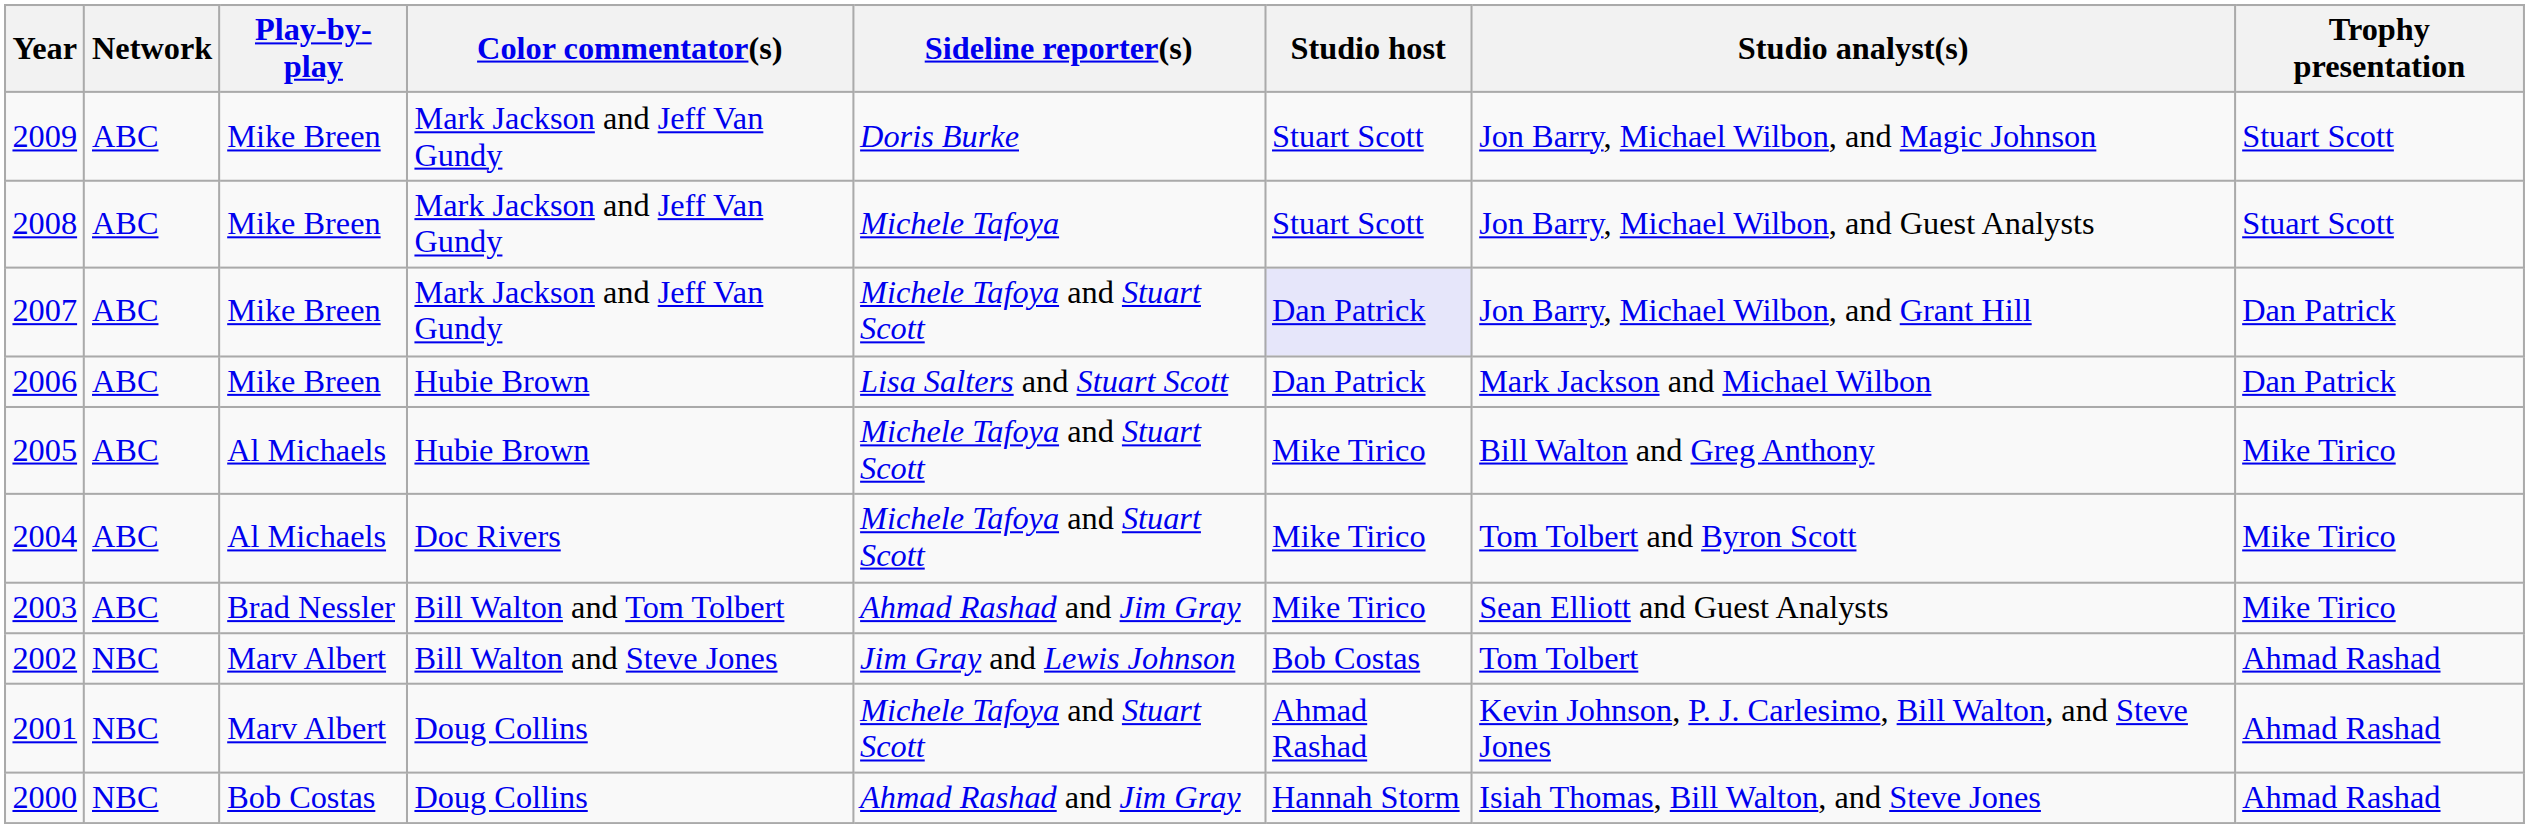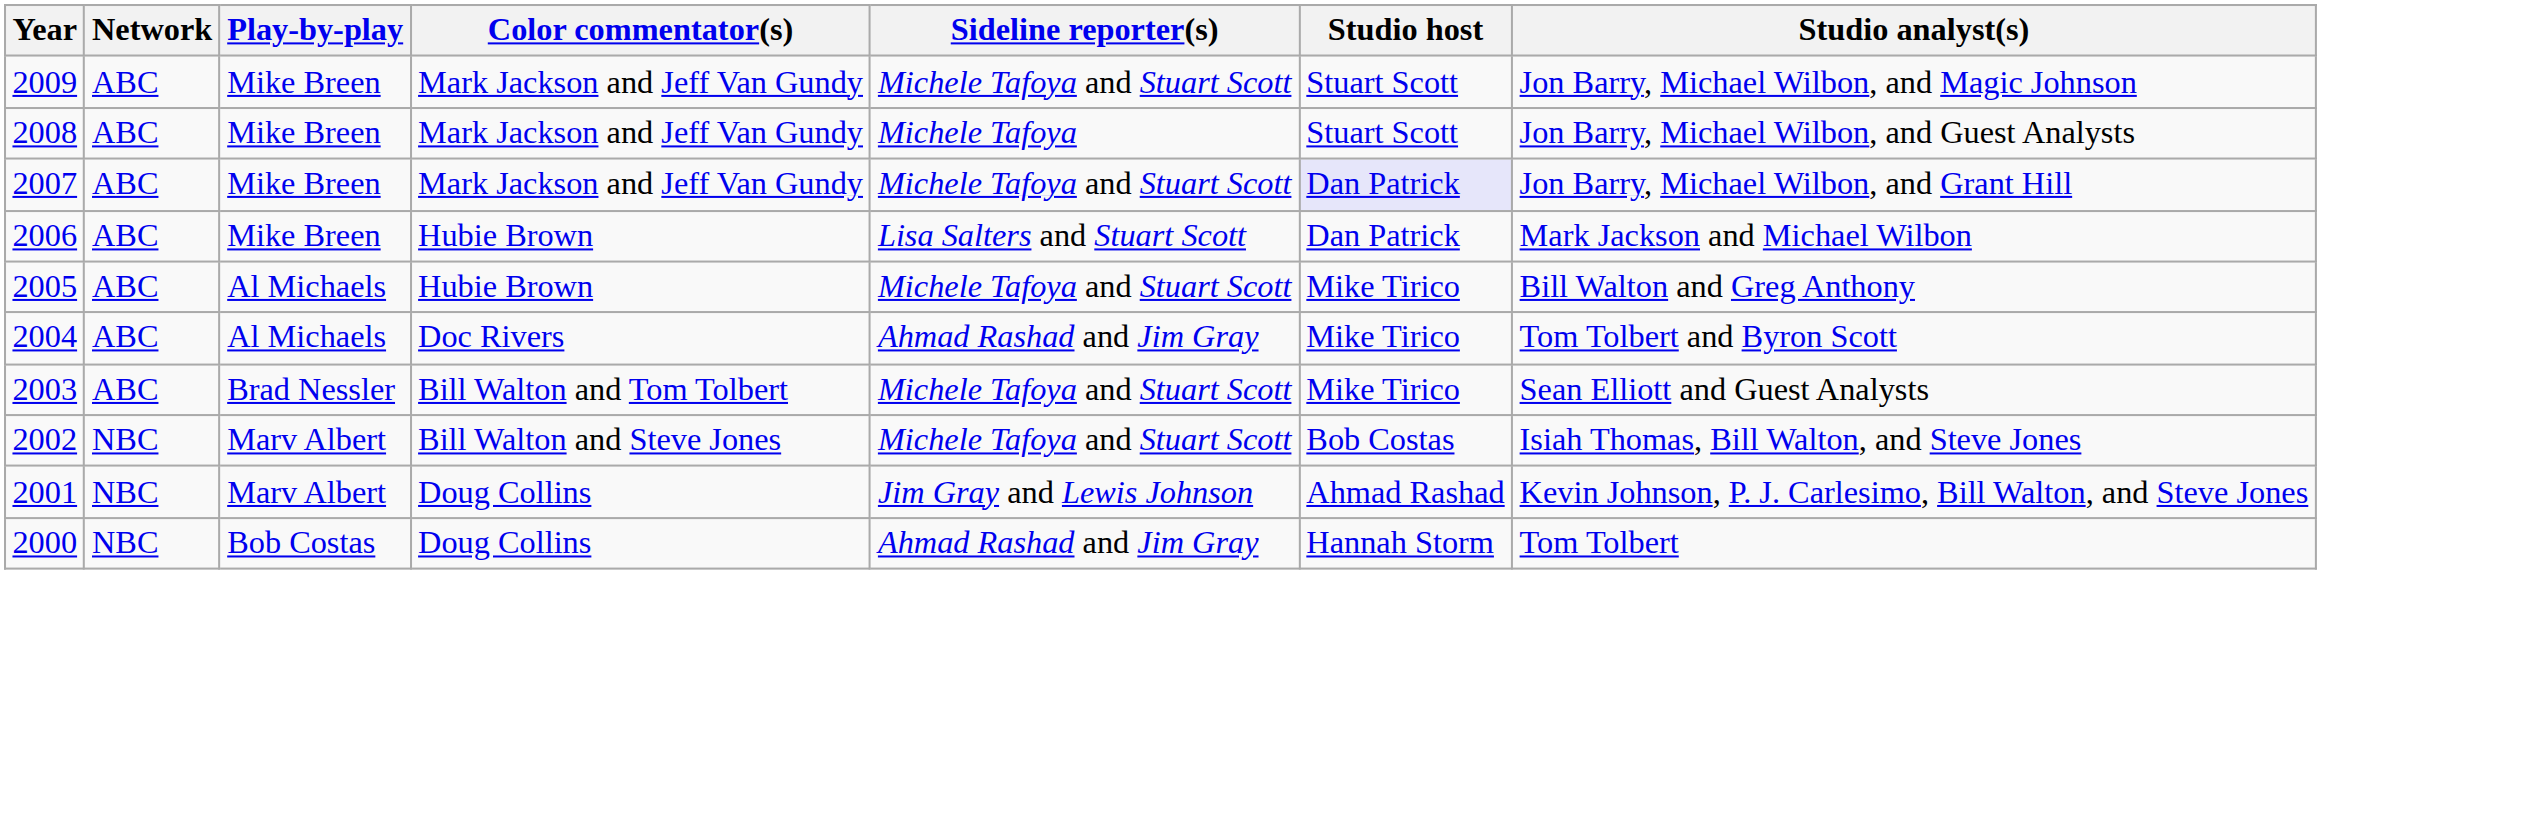- column: (2379, 48)
(940, 135) Doris Burke -> (1085, 81) Michele Tafoya and Stuart Scott
(1031, 537) Michele Tafoya and Stuart Scott -> (1068, 337) Ahmad Rashad and Jim Gray
(1050, 607) Ahmad Rashad and Jim Gray -> (1085, 388) Michele Tafoya and Stuart Scott
(1048, 658) Jim Gray and Lewis Johnson -> (1085, 440) Michele Tafoya and Stuart Scott
(1559, 658) Tom Tolbert -> (1800, 440) Isiah Thomas, Bill Walton, and Steve Jones
(1031, 727) Michele Tafoya and Stuart Scott -> (1066, 491) Jim Gray and Lewis Johnson
(1760, 797) Isiah Thomas, Bill Walton, and Steve Jones -> (1599, 542) Tom Tolbert
